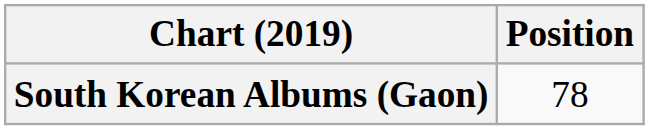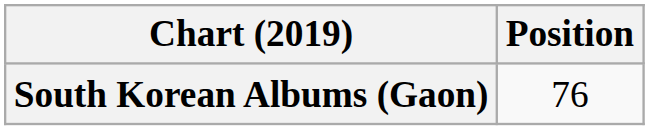(570, 93) 78 -> (570, 93) 76
